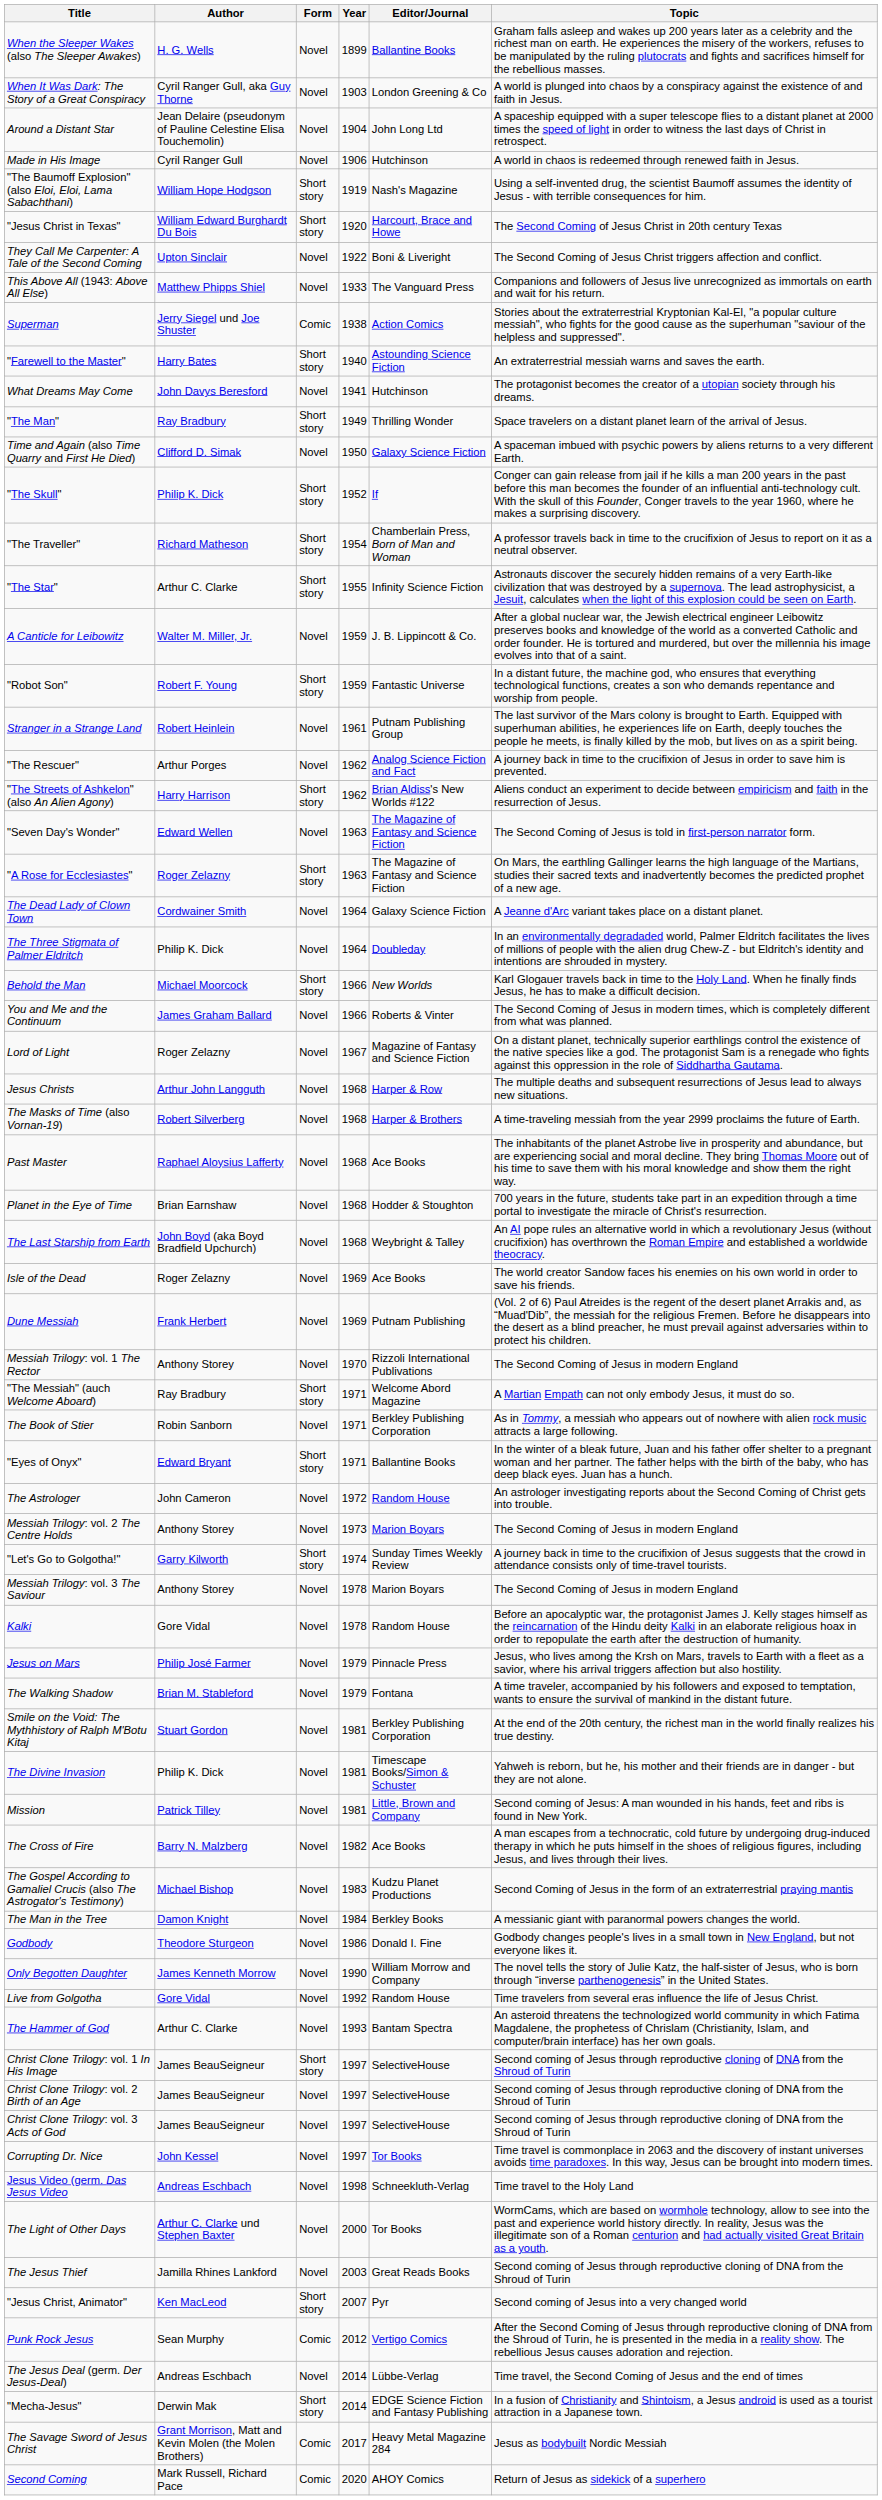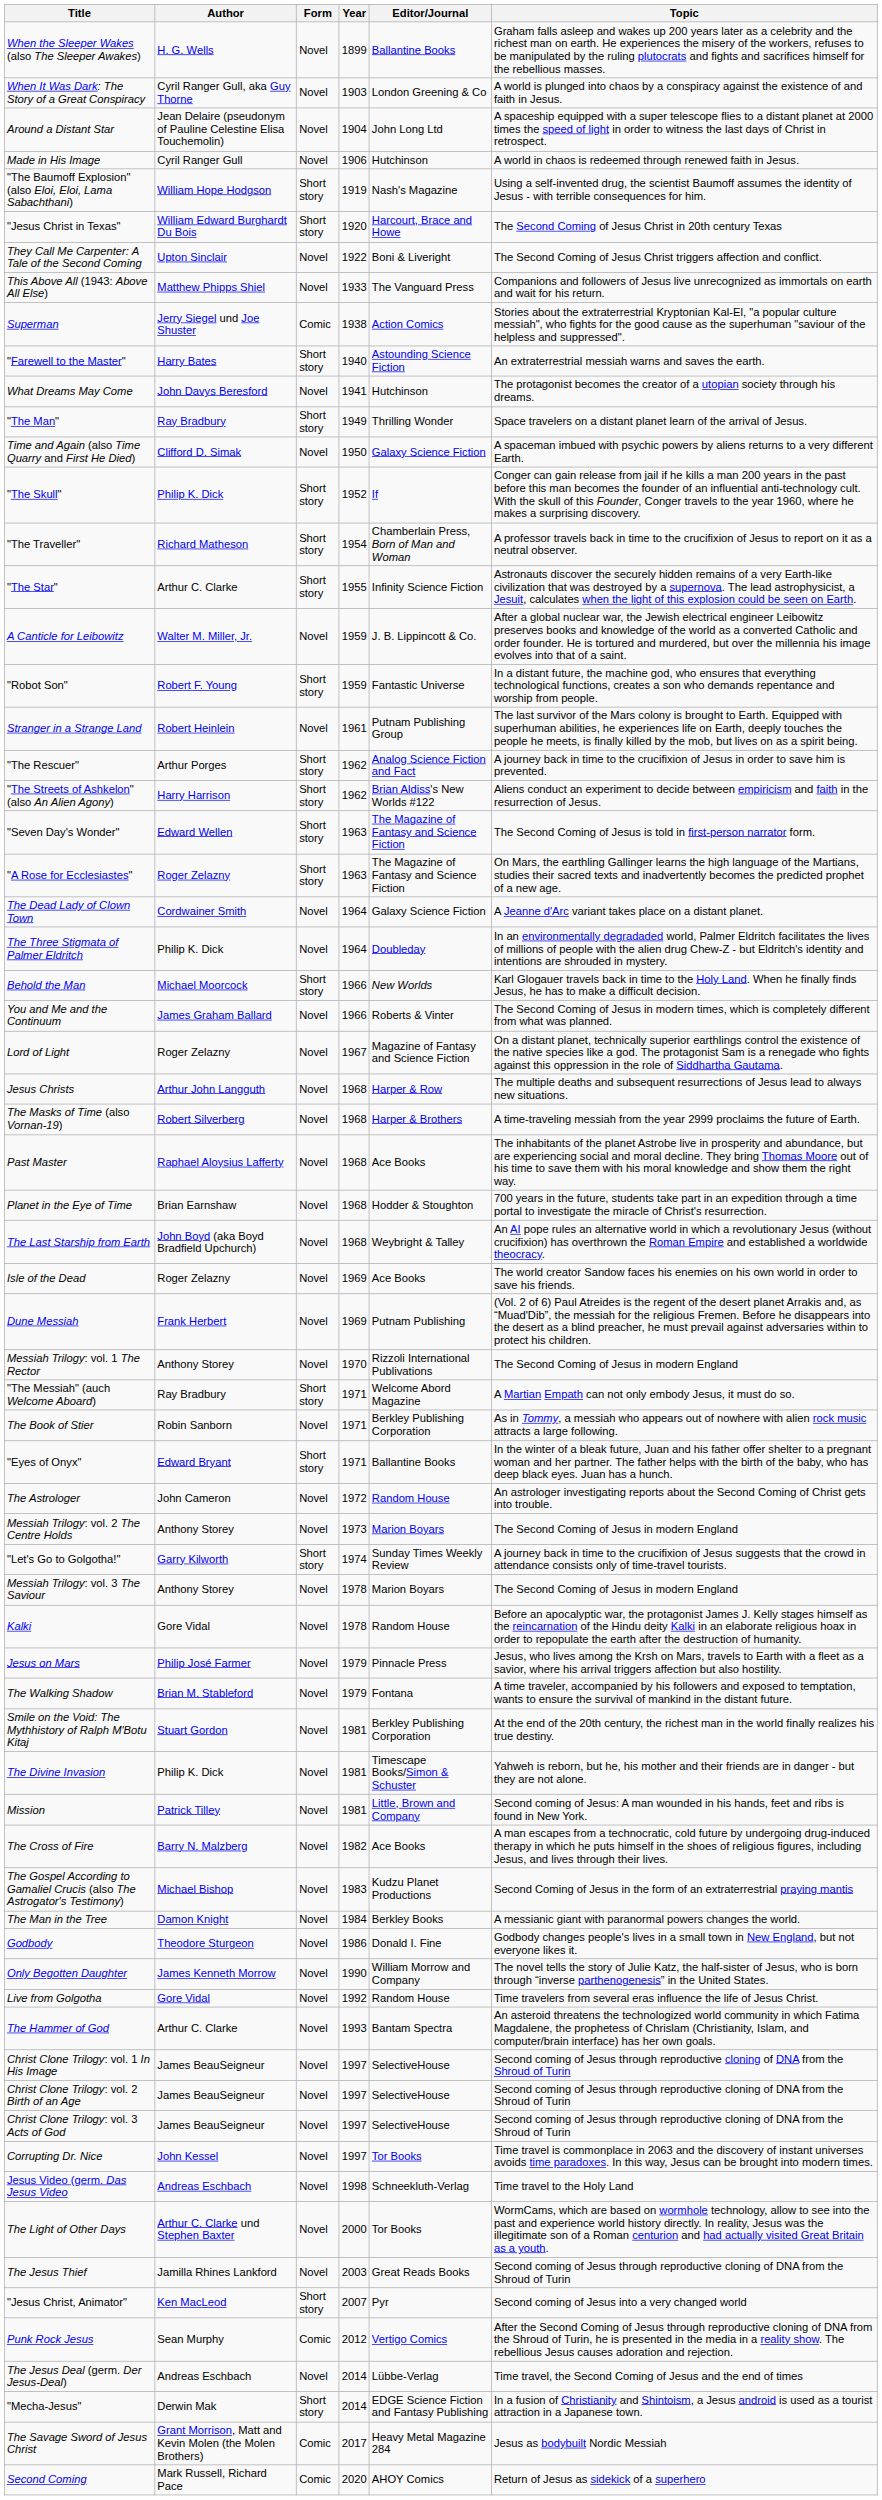(313, 765) Novel -> (313, 765) Short story
(313, 832) Novel -> (313, 832) Short story
(313, 2065) Short story -> (313, 2065) Novel
